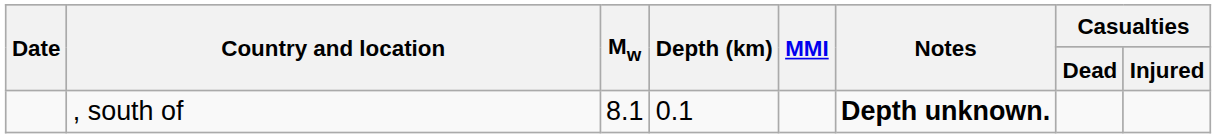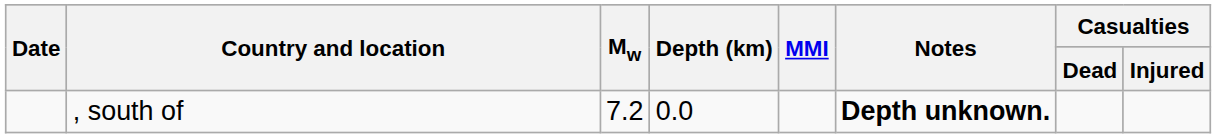(625, 111) 8.1 -> (625, 111) 7.2
(674, 111) 0.1 -> (674, 111) 0.0
